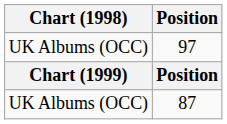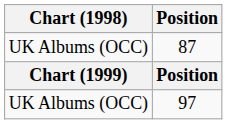rows swapped: (187, 103) <-> (187, 47)
